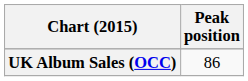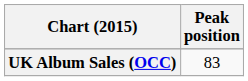(212, 62) 86 -> (212, 62) 83
